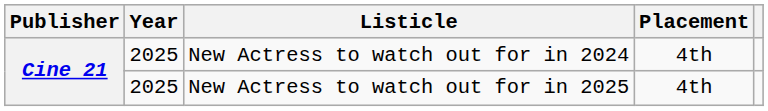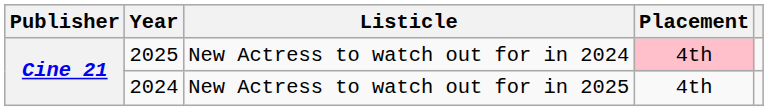(694, 55) no background -> (694, 55) pink background
(154, 88) 2025 -> (154, 88) 2024
